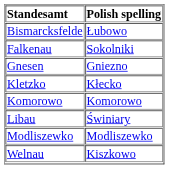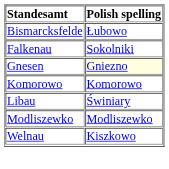(107, 66) no background -> (107, 66) lightyellow background
- row: (26, 83)
